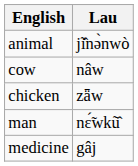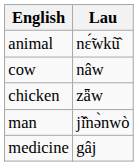(103, 43) jĩ̂nə̀nwò -> (98, 43) nɛ̃́wkũ̂
(98, 122) nɛ̃́wkũ̂ -> (103, 122) jĩ̂nə̀nwò
